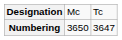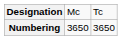(104, 27) 3647 -> (104, 27) 3650
